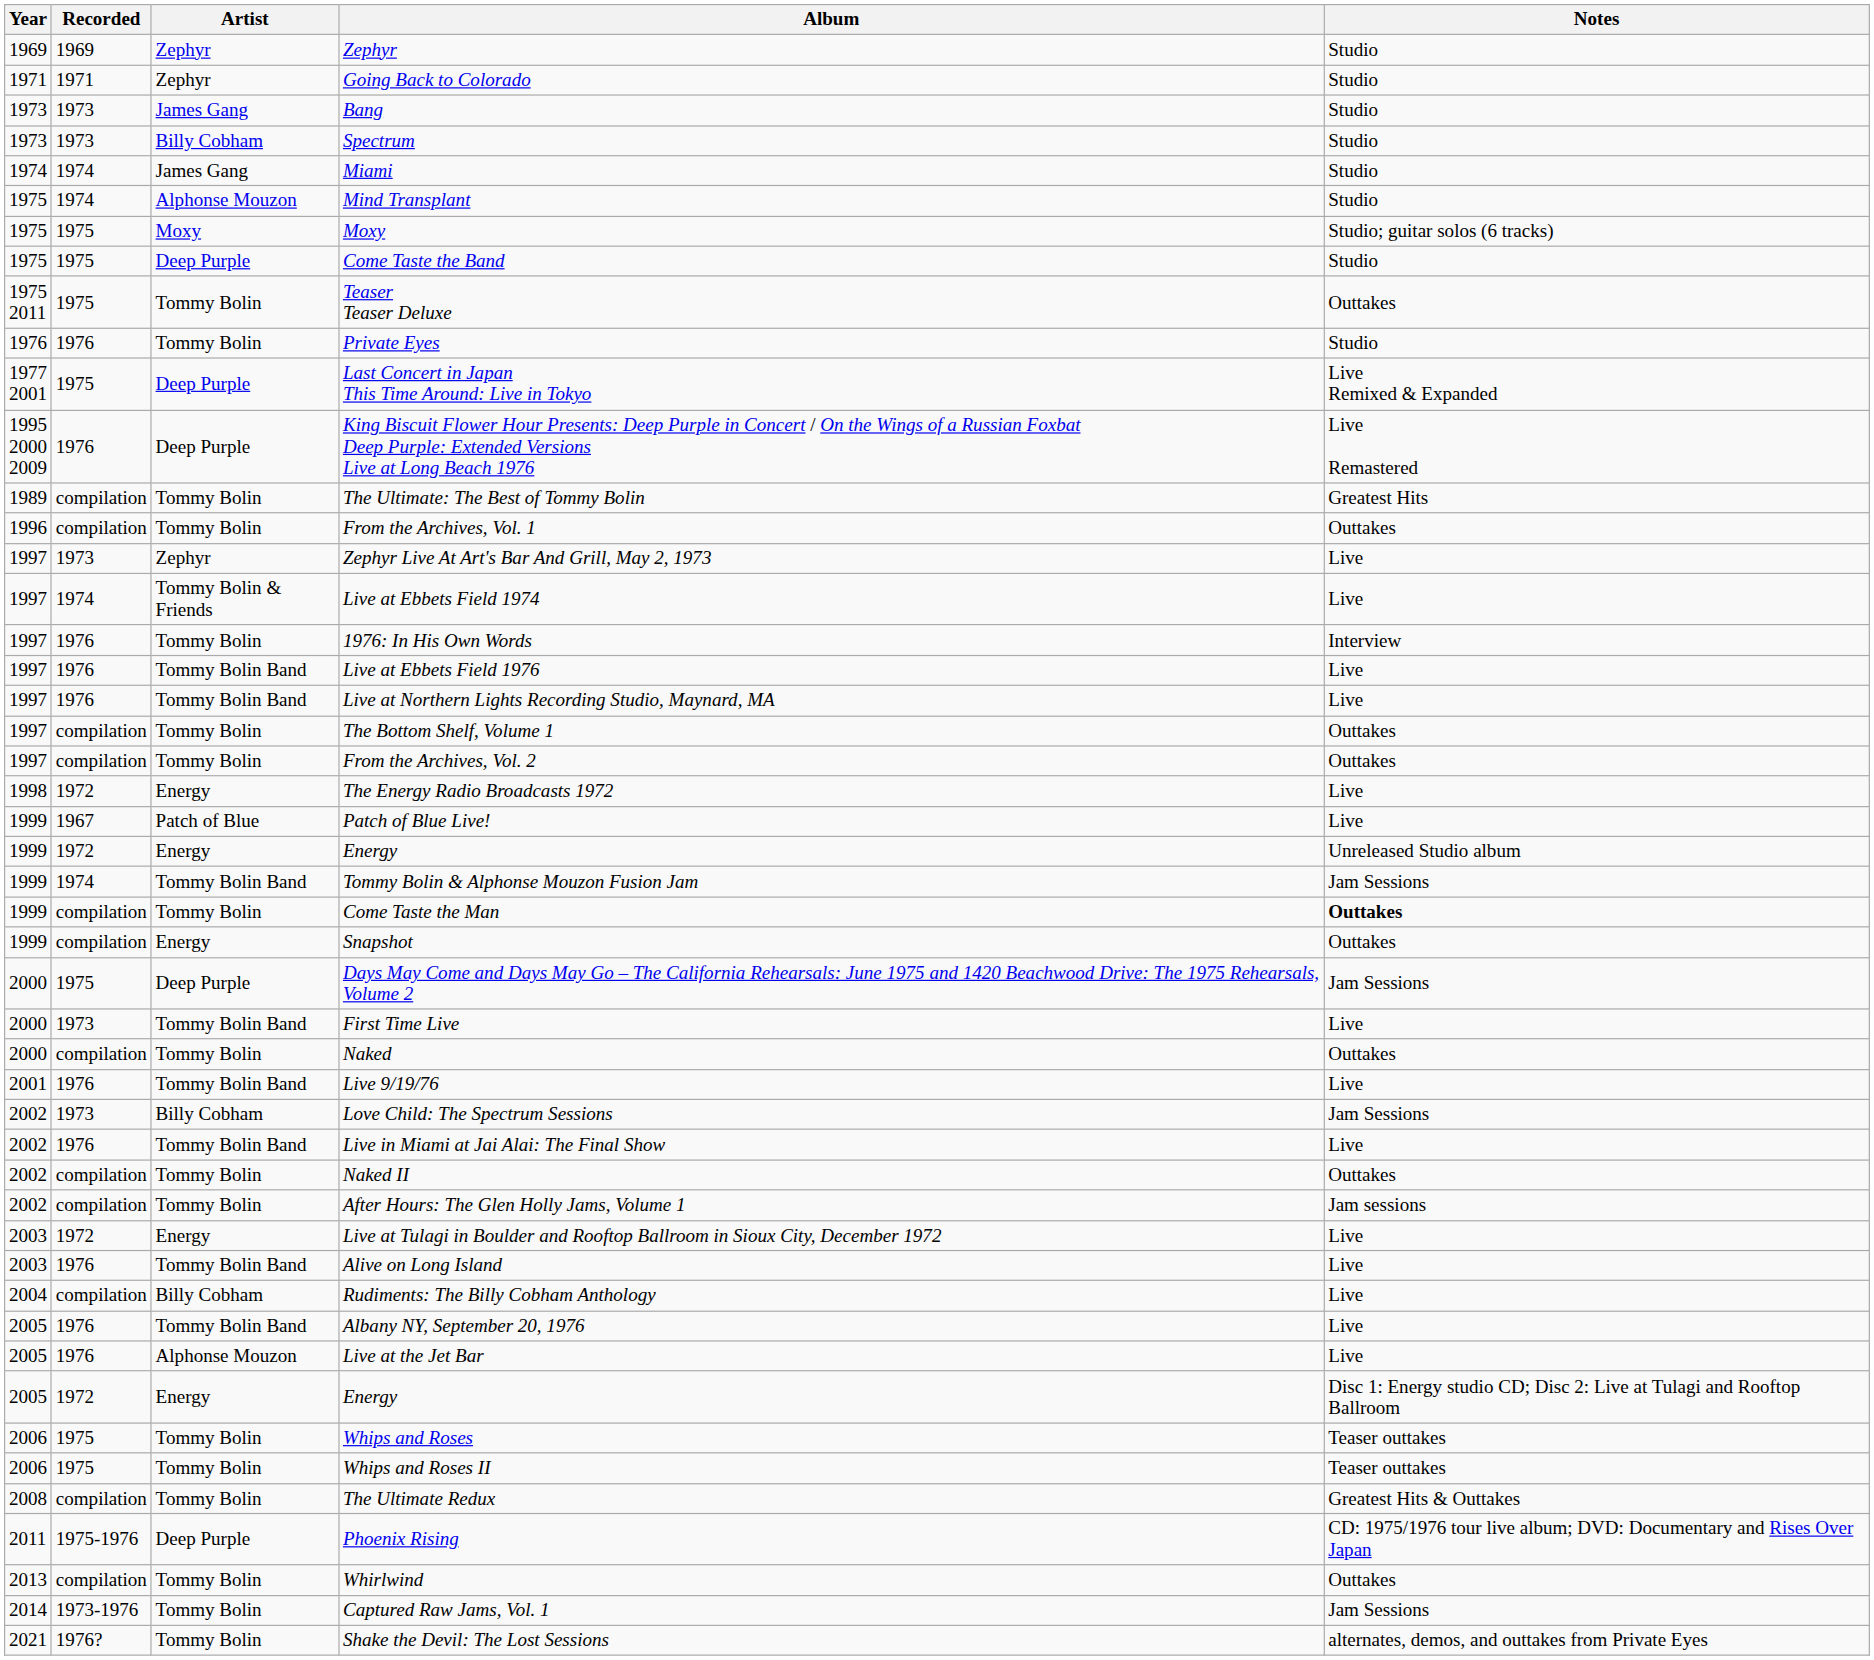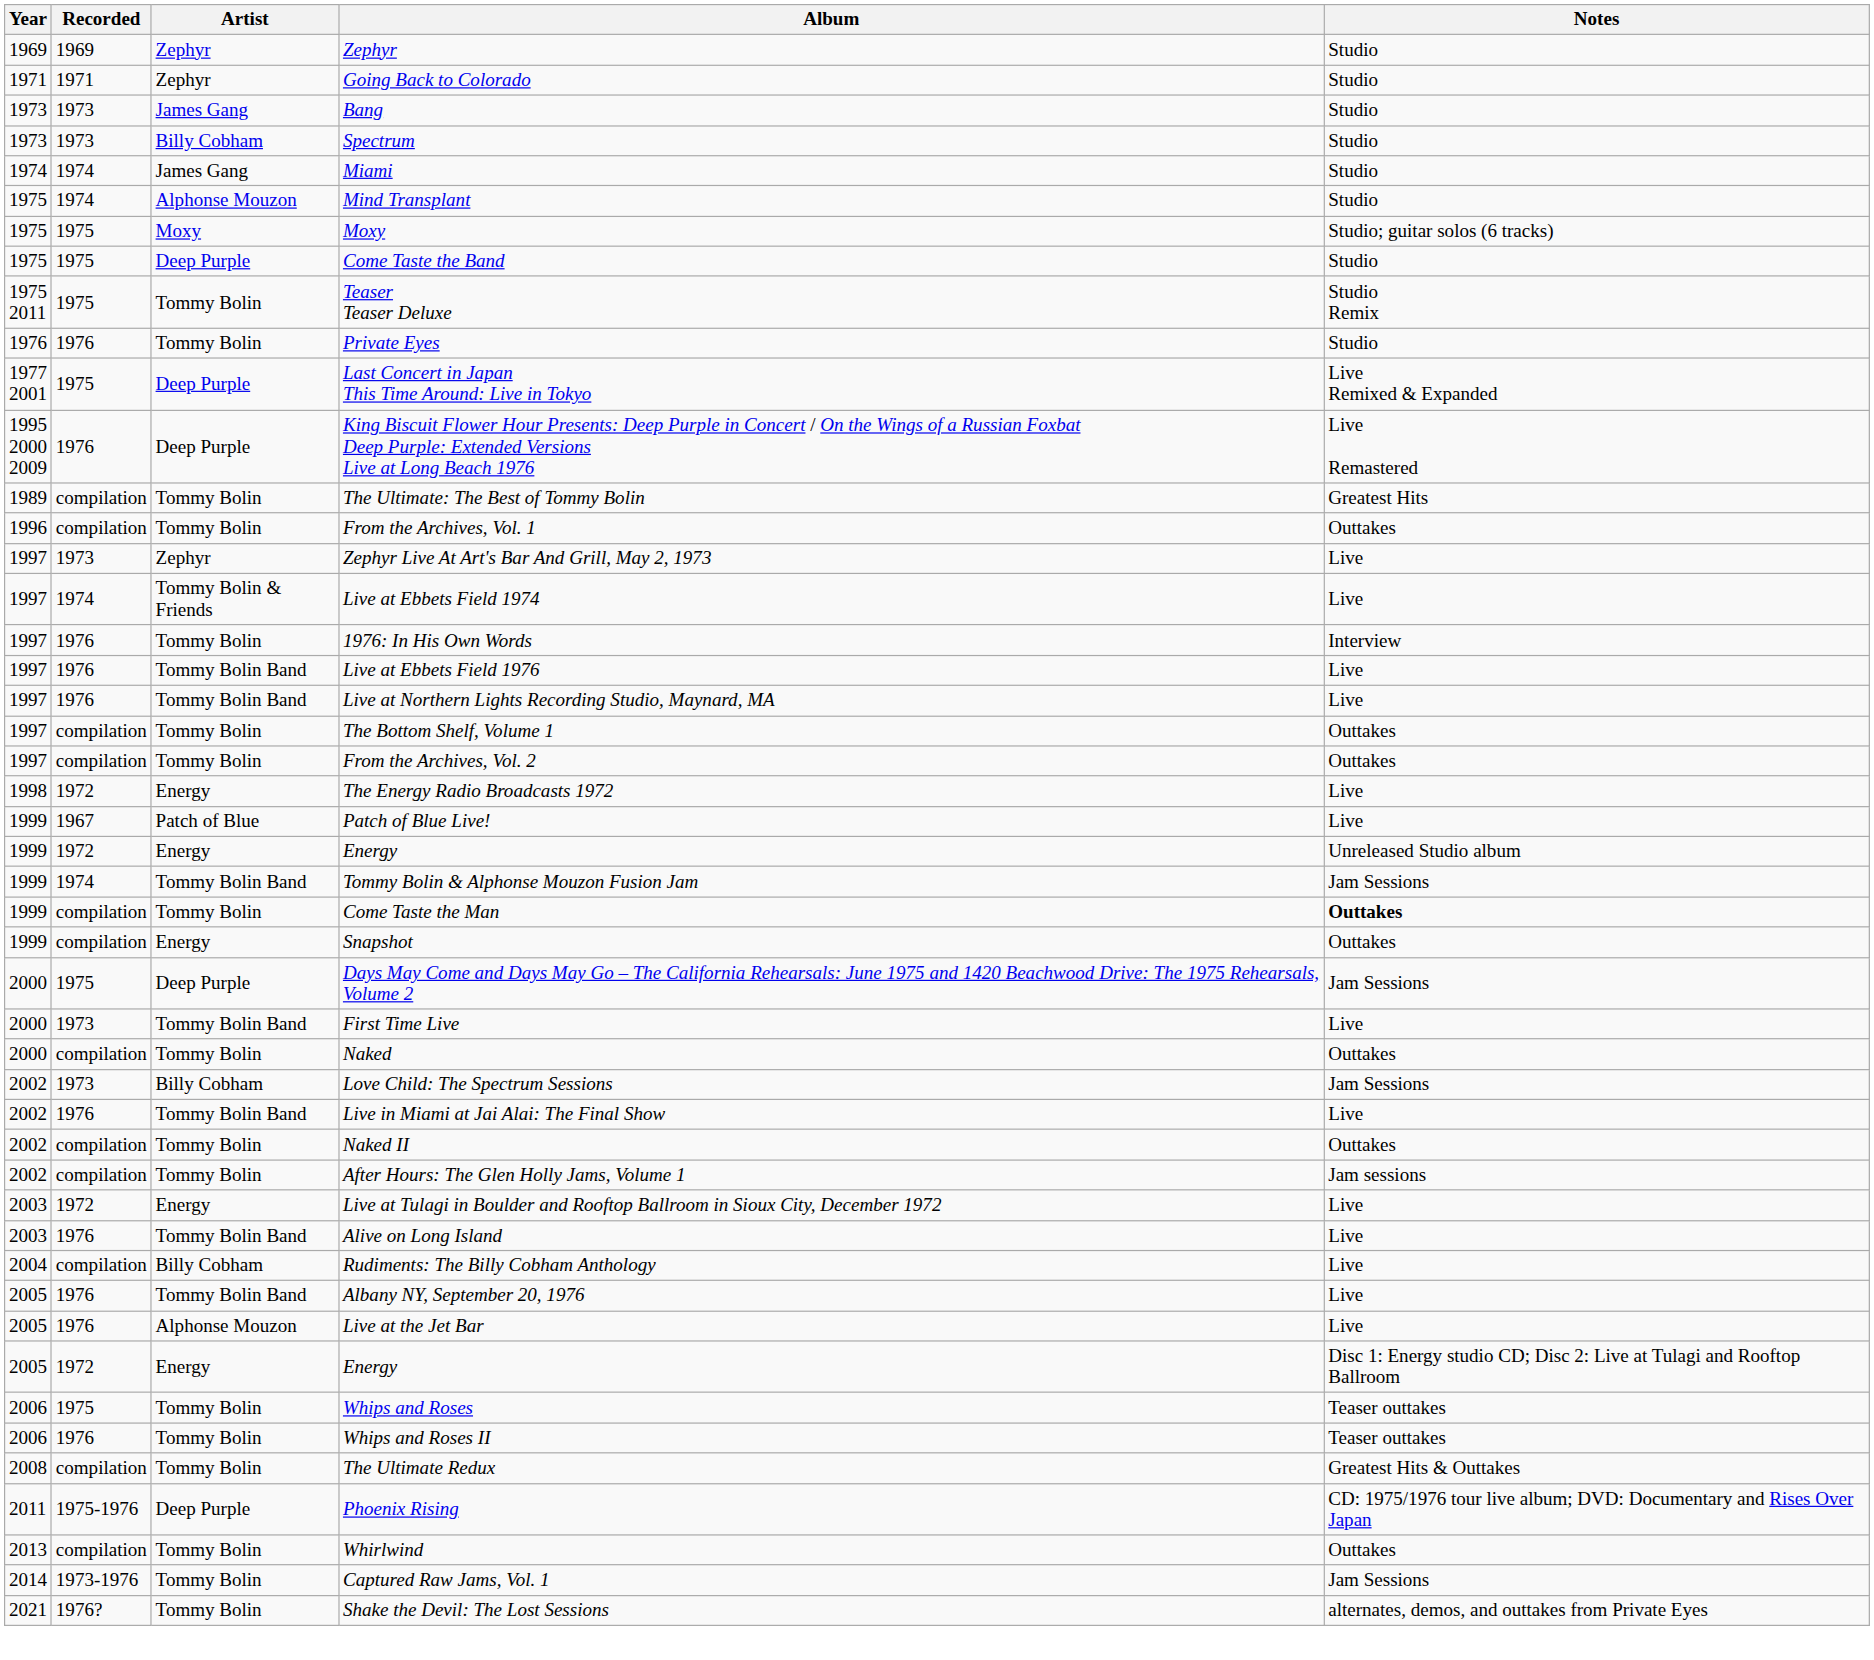(1362, 302) Outtakes -> (1354, 302) Studio Remix
- row: (28, 1084)
(75, 1467) 1975 -> (75, 1437) 1976
